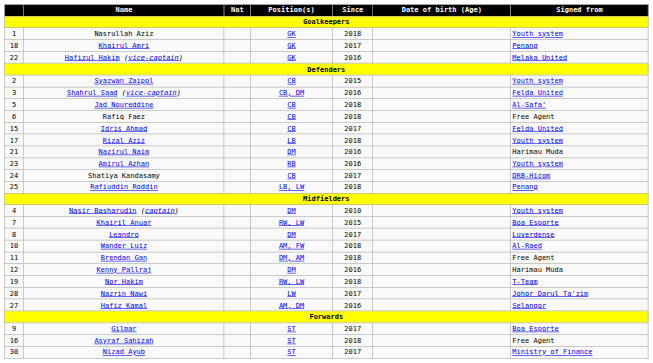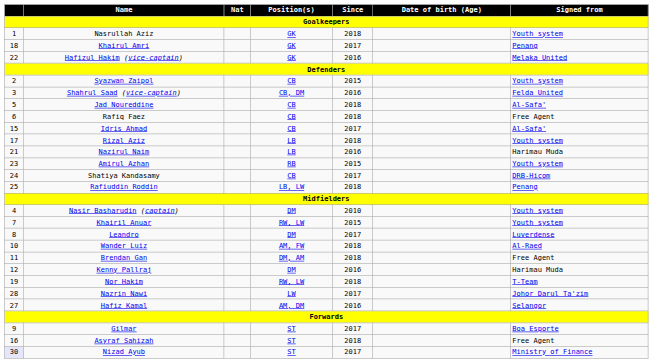(538, 128) Felda United -> (529, 128) Al-Safa'
(292, 151) DM -> (292, 151) LB
(353, 163) 2016 -> (353, 163) 2015
(536, 222) Boa Esporte -> (538, 222) Youth system
(14, 352) no background -> (14, 352) lavender background
